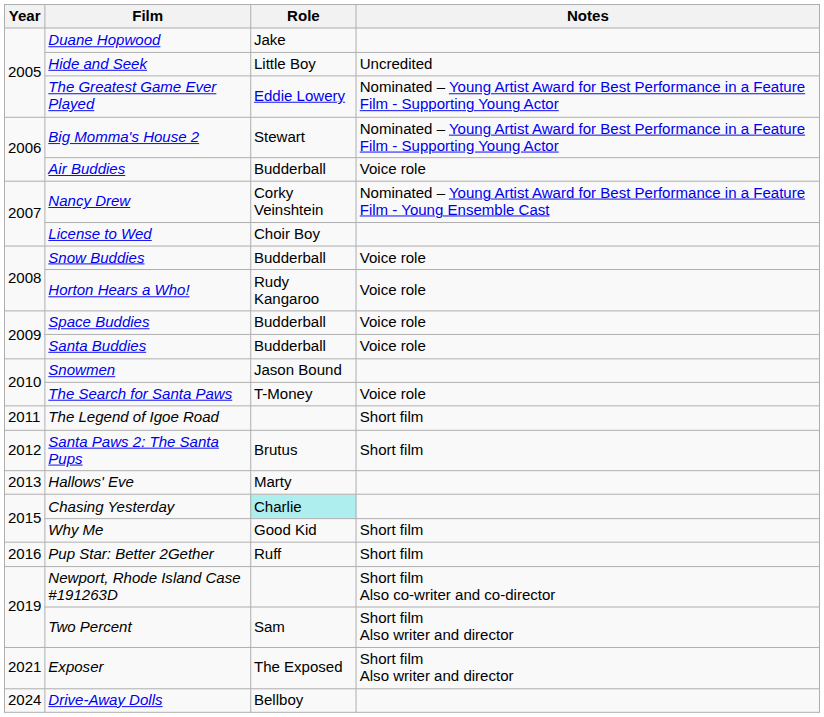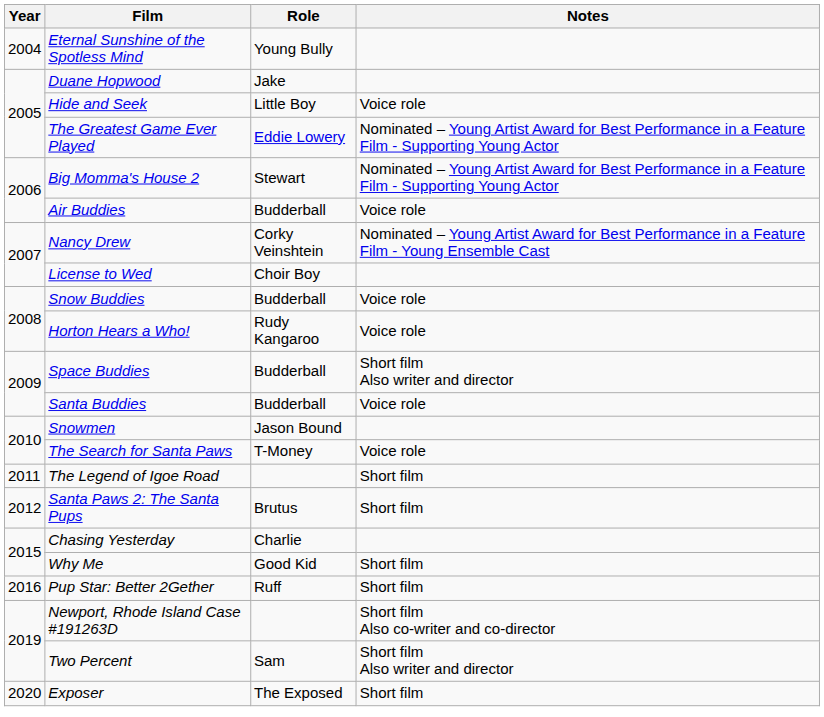+ row: (127, 48)
(396, 64) Uncredited -> (393, 104) Voice role
(393, 322) Voice role -> (437, 371) Short film Also writer and director
- row: (91, 482)
(278, 506) paleturquoise background -> (278, 540) no background
(25, 668) 2021 -> (25, 693) 2020
(437, 668) Short film Also writer and director -> (392, 693) Short film
- row: (105, 700)
